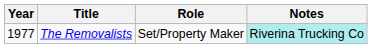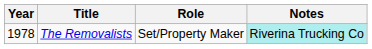(21, 33) 1977 -> (21, 33) 1978
